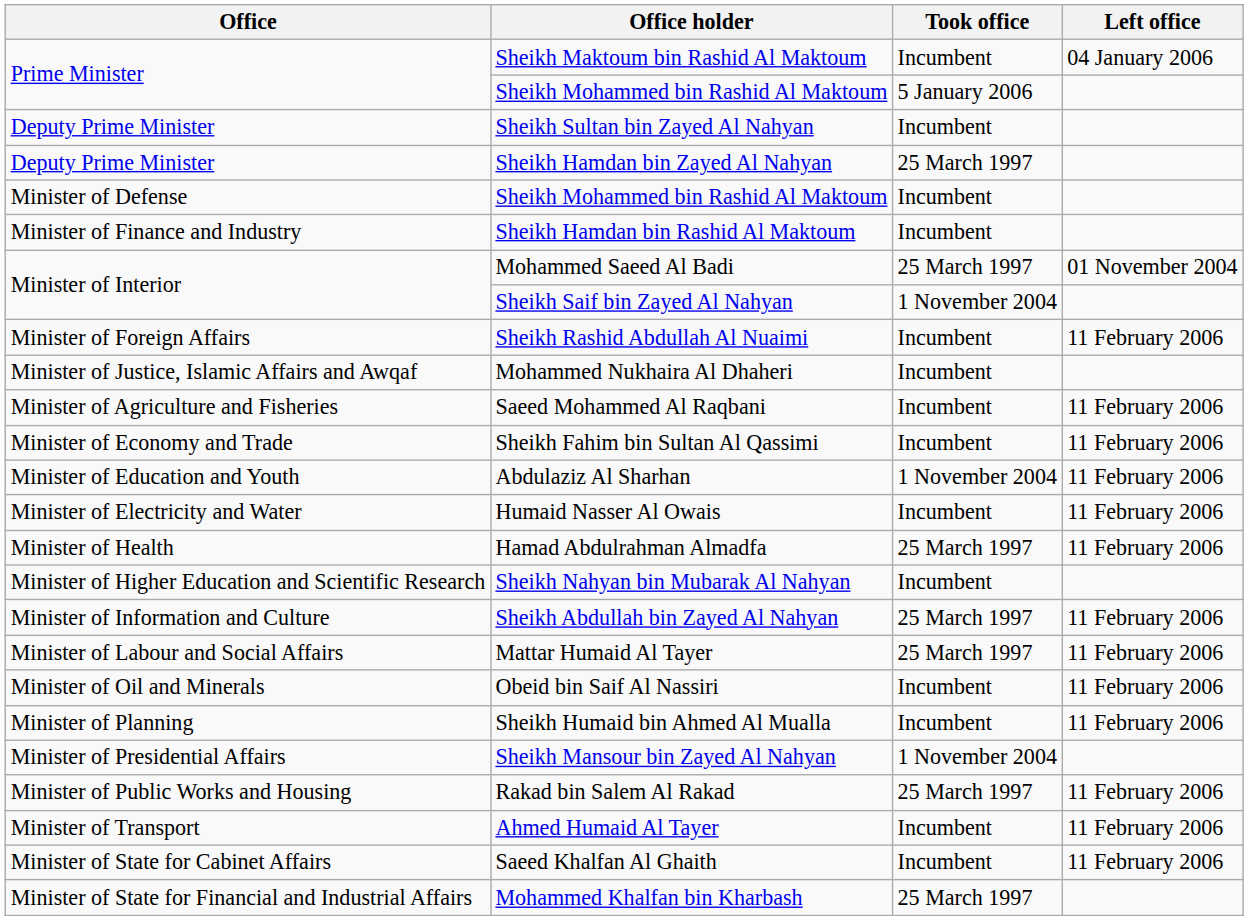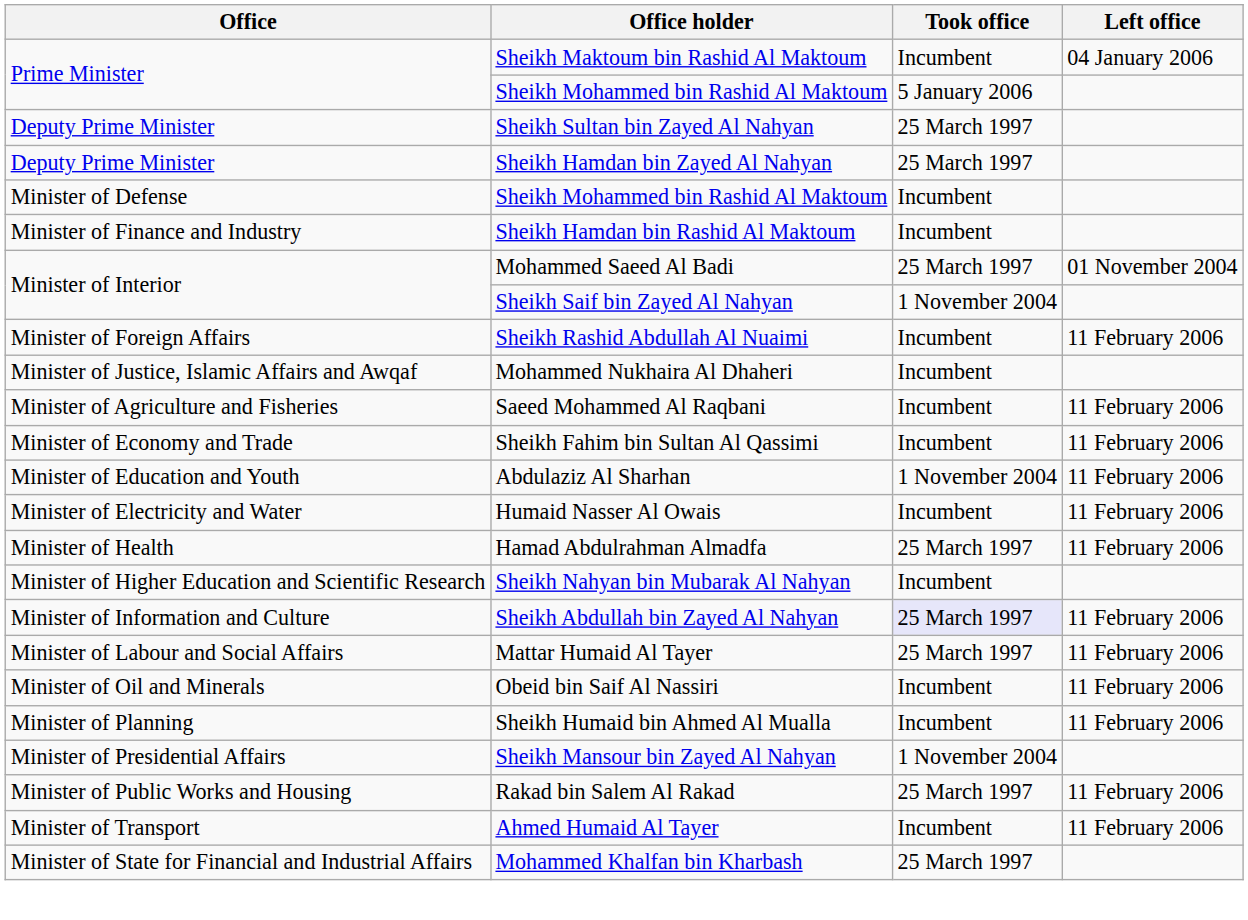(945, 127) Incumbent -> (965, 127) 25 March 1997
(965, 617) no background -> (965, 617) lavender background
- row: (171, 862)
